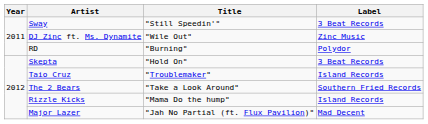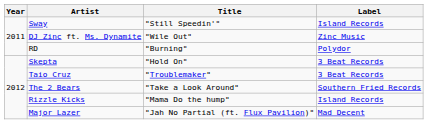(351, 23) 3 Beat Records -> (351, 23) Island Records
(351, 74) Island Records -> (351, 74) 3 Beat Records
